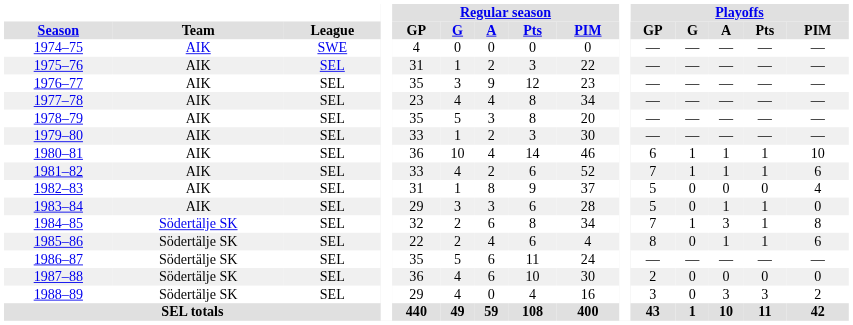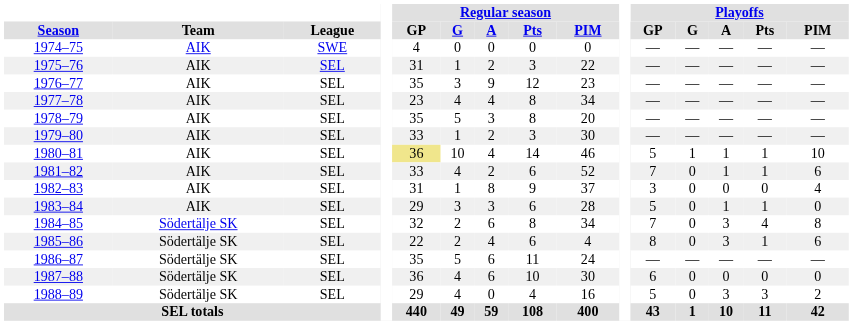(416, 153) no background -> (416, 153) khaki background
(653, 153) 6 -> (653, 153) 5
(692, 171) 1 -> (692, 171) 0
(653, 188) 5 -> (653, 188) 3
(692, 224) 1 -> (692, 224) 0
(765, 224) 1 -> (765, 224) 4
(726, 241) 1 -> (726, 241) 3
(653, 276) 2 -> (653, 276) 6
(653, 294) 3 -> (653, 294) 5
